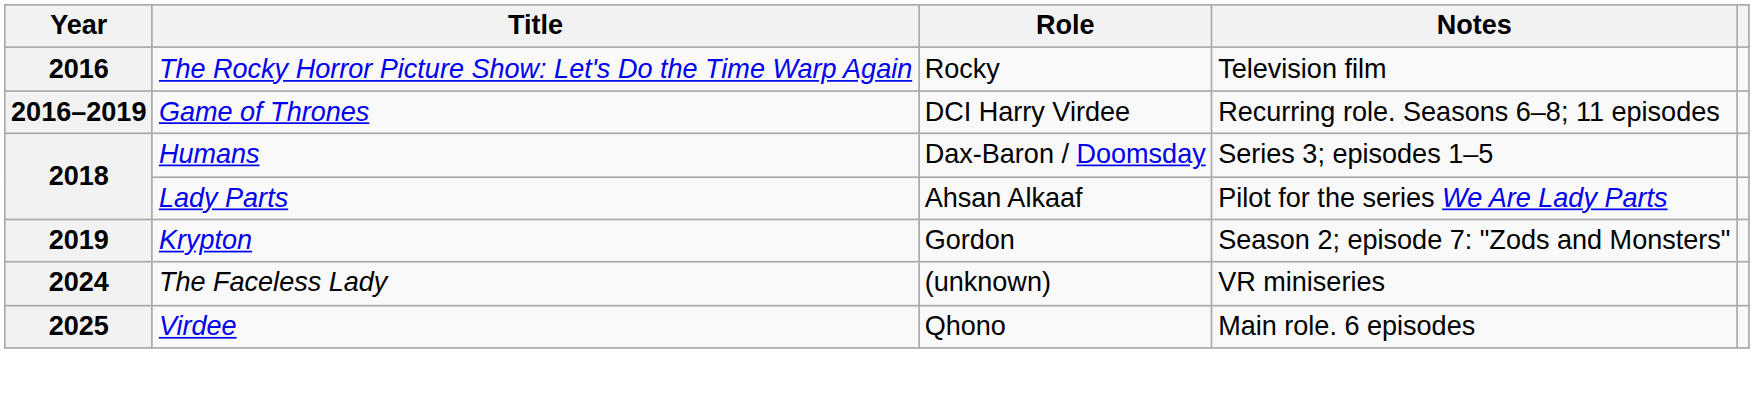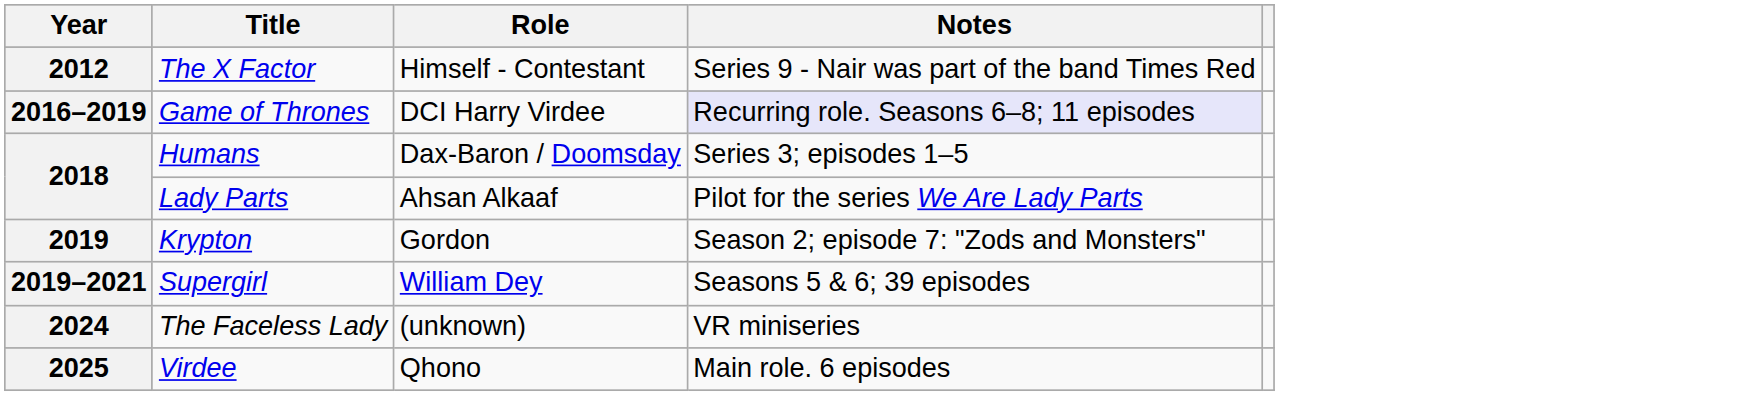+ row: (237, 68)
- row: (536, 68)
(1469, 111) no background -> (944, 111) lavender background
+ row: (213, 283)
